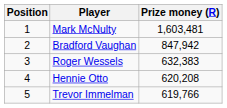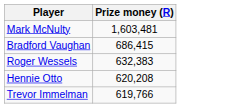- column: (27, 12)
(180, 45) 847,942 -> (134, 45) 686,415
